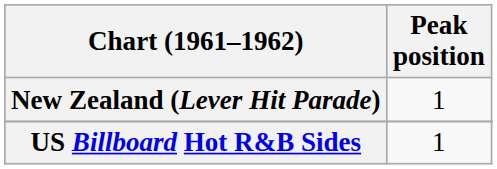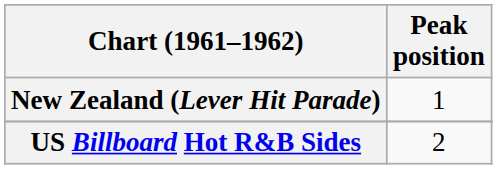(439, 142) 1 -> (439, 142) 2
